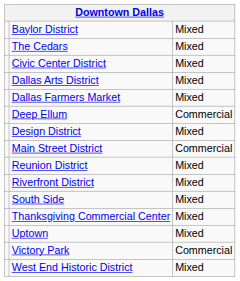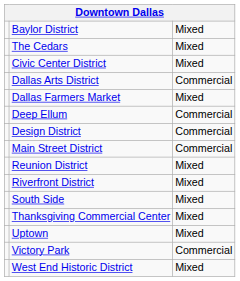(189, 81) Mixed -> (204, 81) Commercial
(189, 132) Mixed -> (204, 132) Commercial
